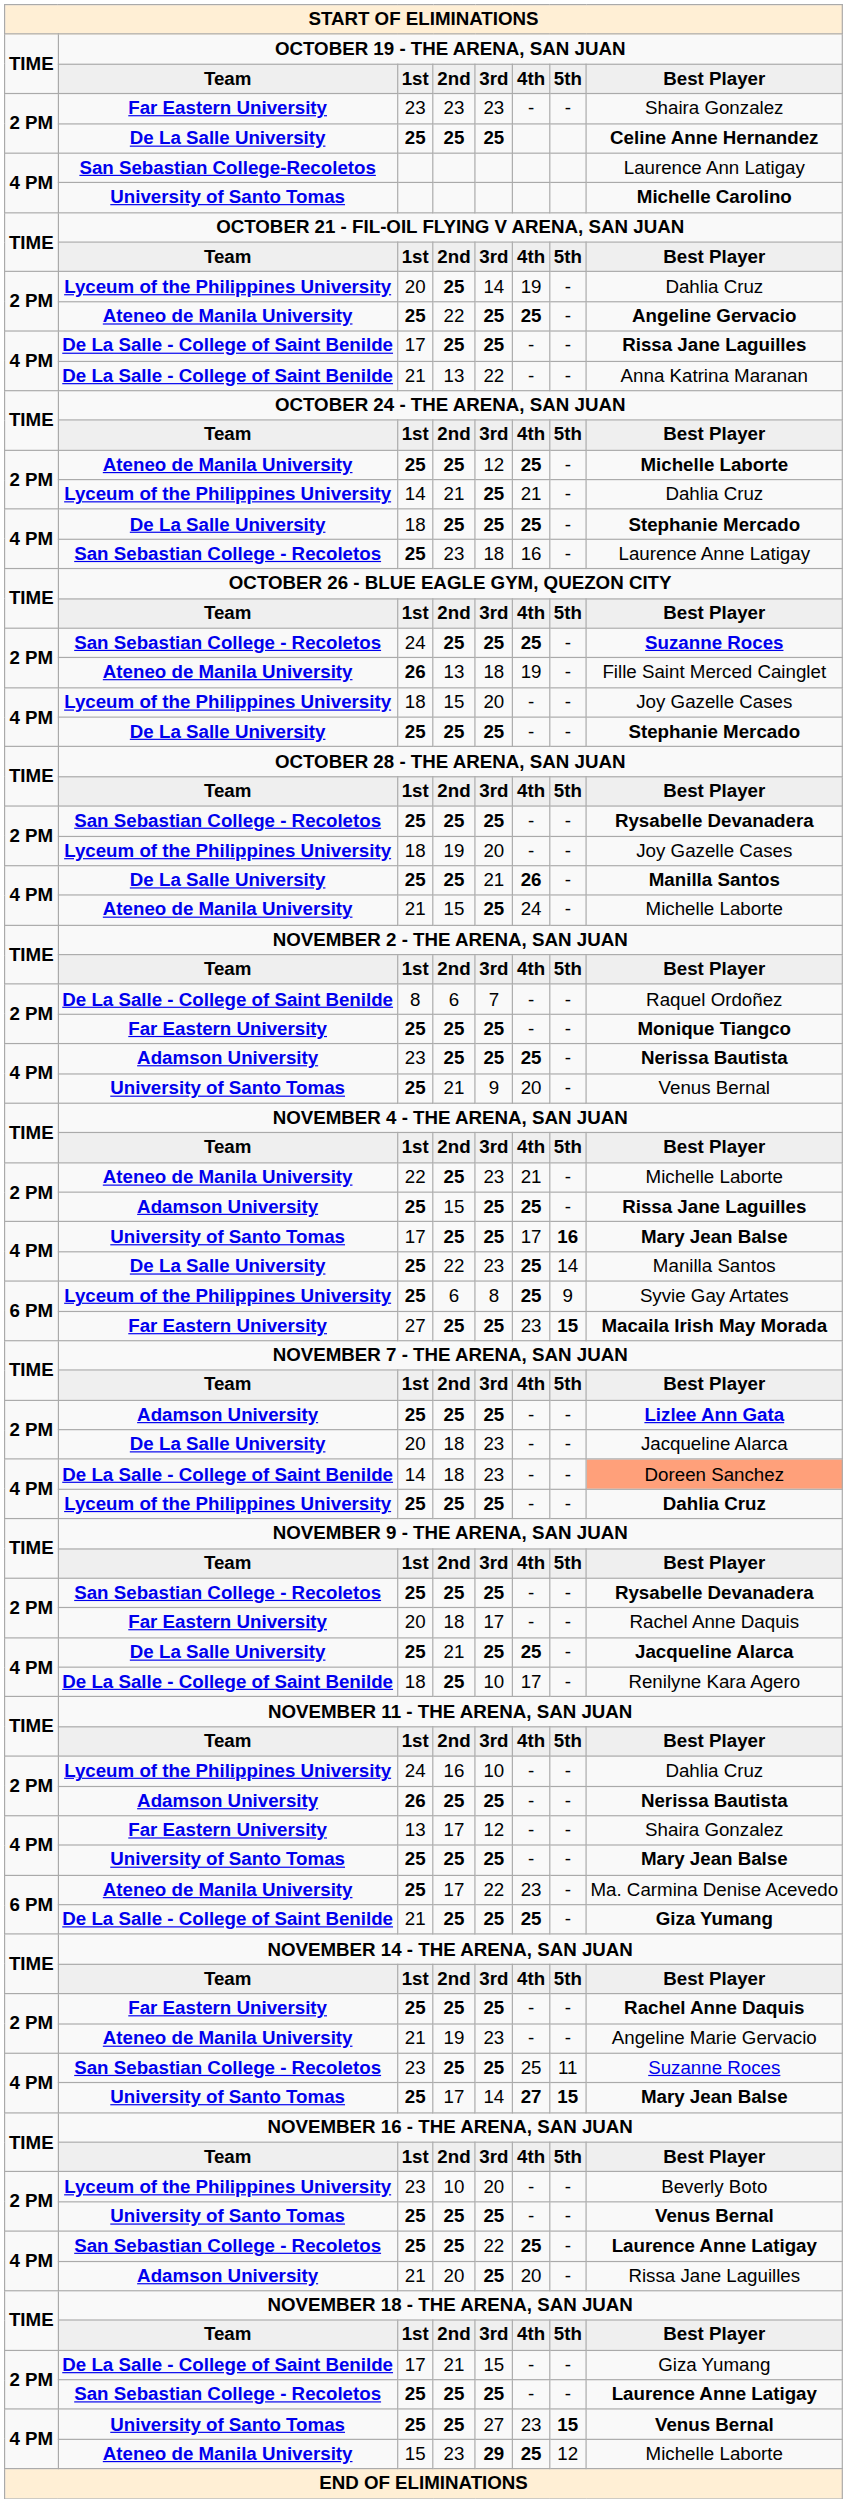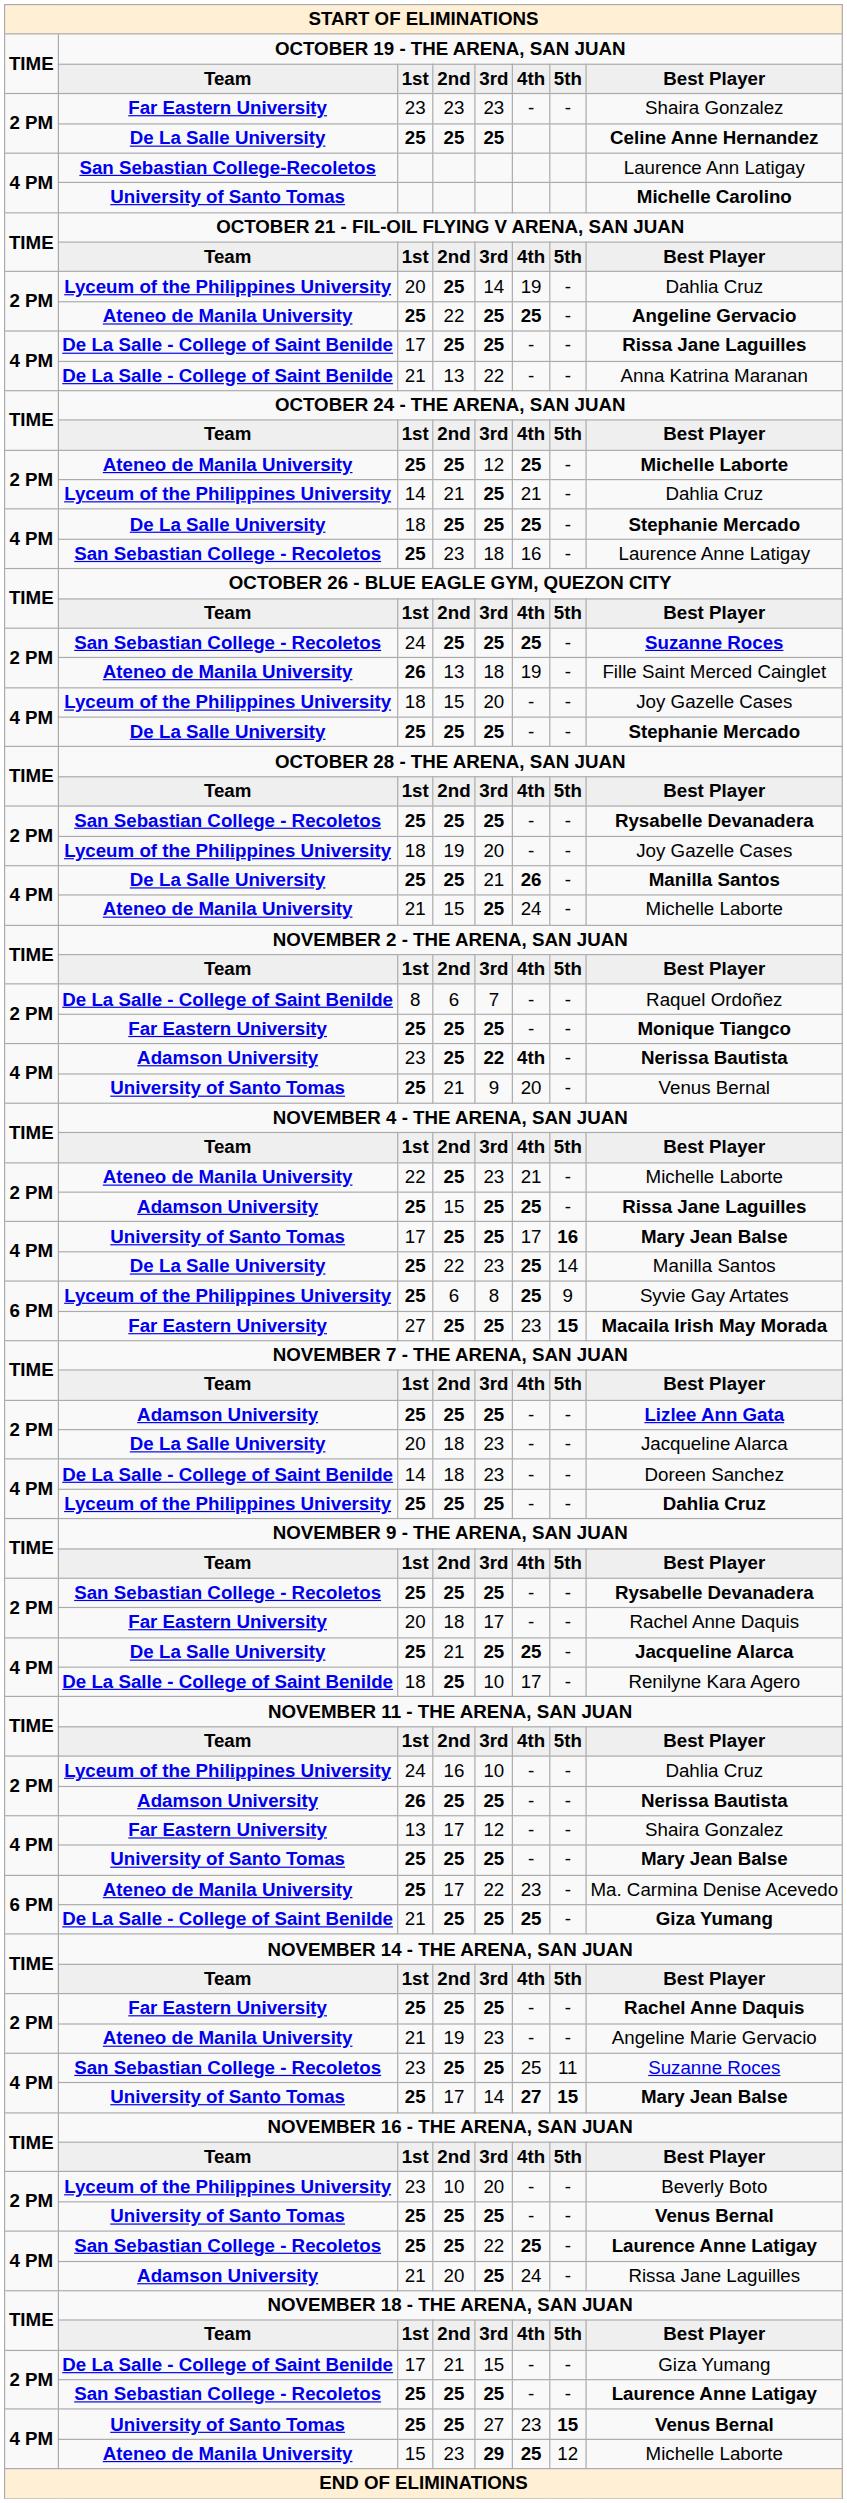(494, 1058) 25 -> (494, 1058) 22
(531, 1058) 25 -> (531, 1058) 4th
(714, 1474) lightsalmon background -> (714, 1474) no background
(531, 2275) 20 -> (531, 2275) 24
